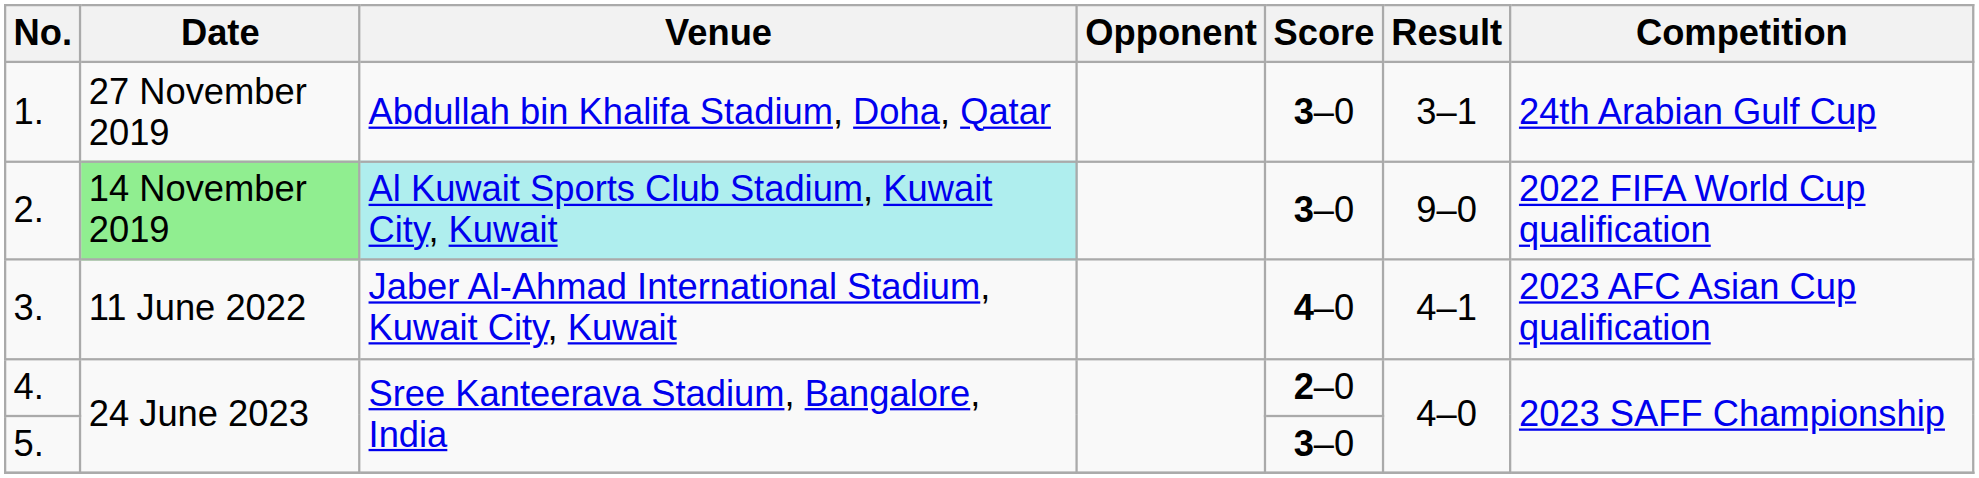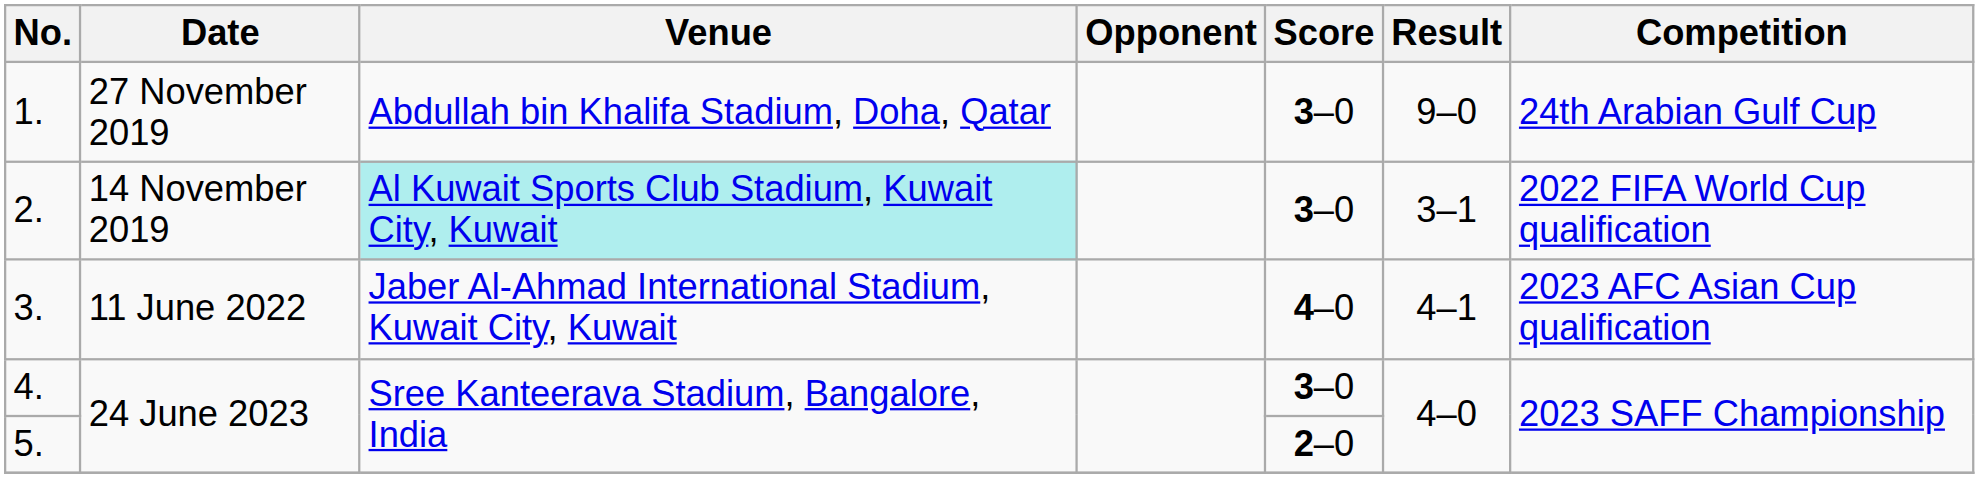(1447, 111) 3–1 -> (1447, 111) 9–0
(198, 209) lightgreen background -> (198, 209) no background
(1447, 209) 9–0 -> (1447, 209) 3–1
(1324, 386) 2–0 -> (1324, 386) 3–0
(1324, 443) 3–0 -> (1324, 443) 2–0
